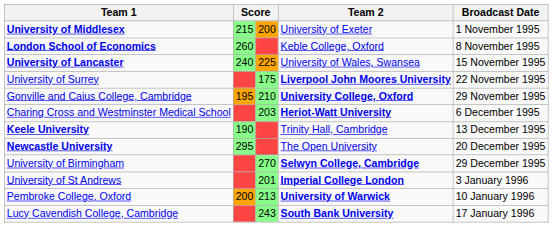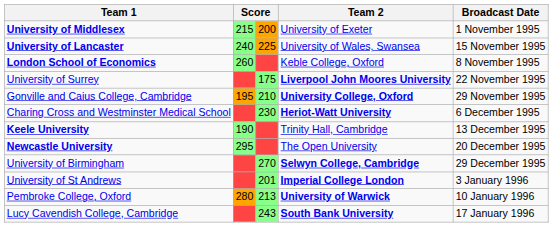rows swapped: (81, 46) <-> (65, 63)
(267, 113) 203 -> (267, 113) 230
(244, 197) 200 -> (244, 197) 280
